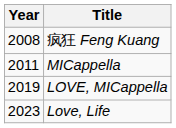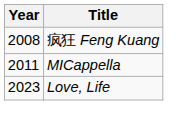- row: (107, 88)
